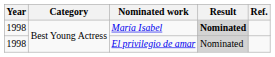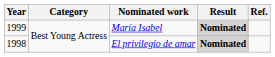(16, 27) 1998 -> (16, 27) 1999
(222, 43) normal -> (223, 43) bold
